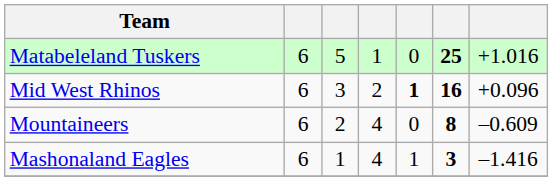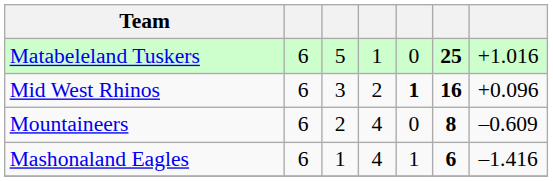(451, 158) 3 -> (451, 158) 6
